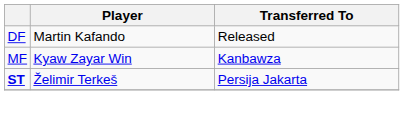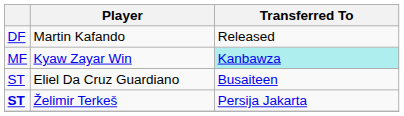(249, 58) no background -> (249, 58) paleturquoise background
+ row: (106, 80)
